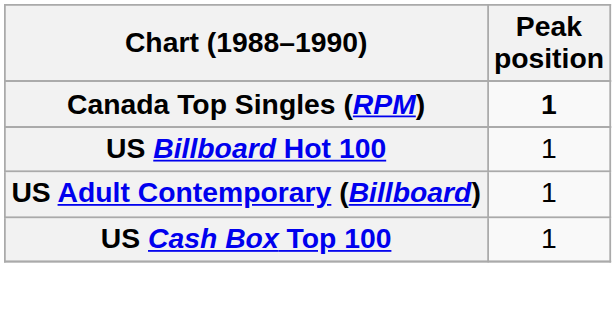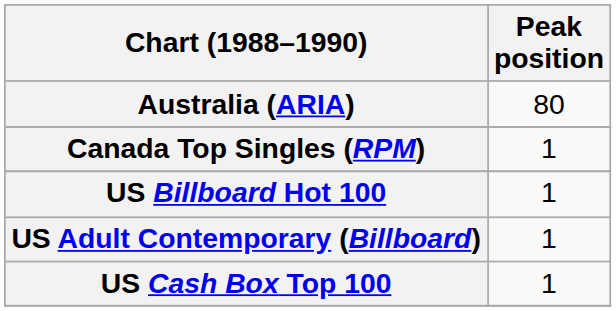+ row: (246, 103)
(549, 103) bold -> (549, 148) normal
